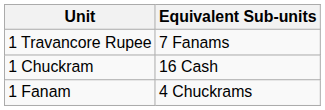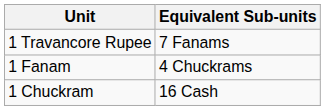rows swapped: (39, 92) <-> (51, 67)
